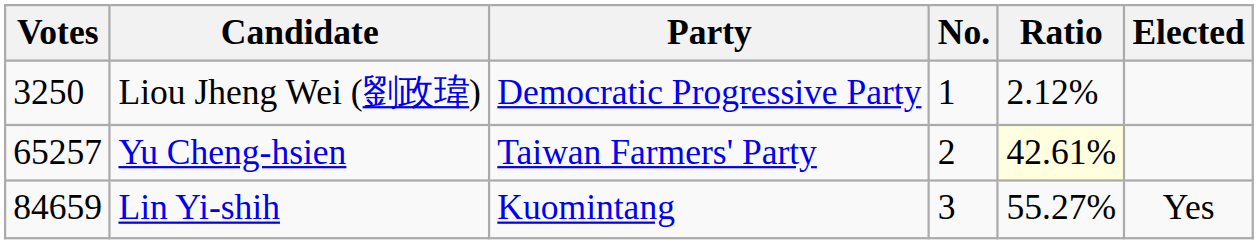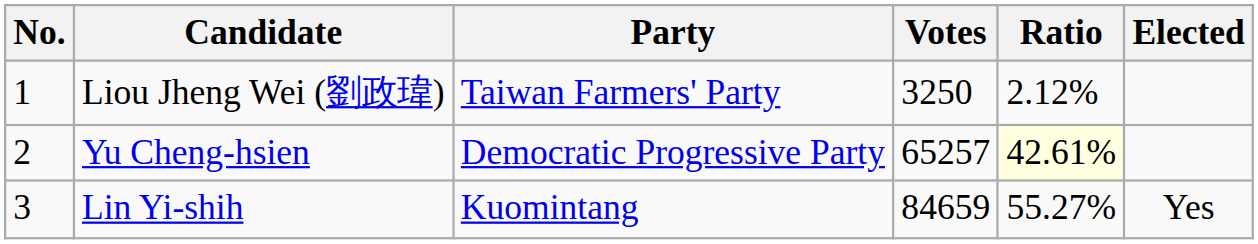columns swapped: (964, 32) <-> (58, 32)
(709, 92) Democratic Progressive Party -> (621, 92) Taiwan Farmers' Party
(657, 151) Taiwan Farmers' Party -> (673, 151) Democratic Progressive Party
